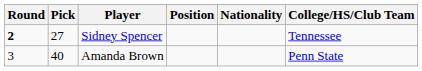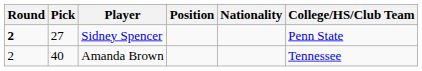(315, 35) Tennessee -> (316, 35) Penn State
(11, 55) 3 -> (11, 55) 2
(316, 55) Penn State -> (315, 55) Tennessee
